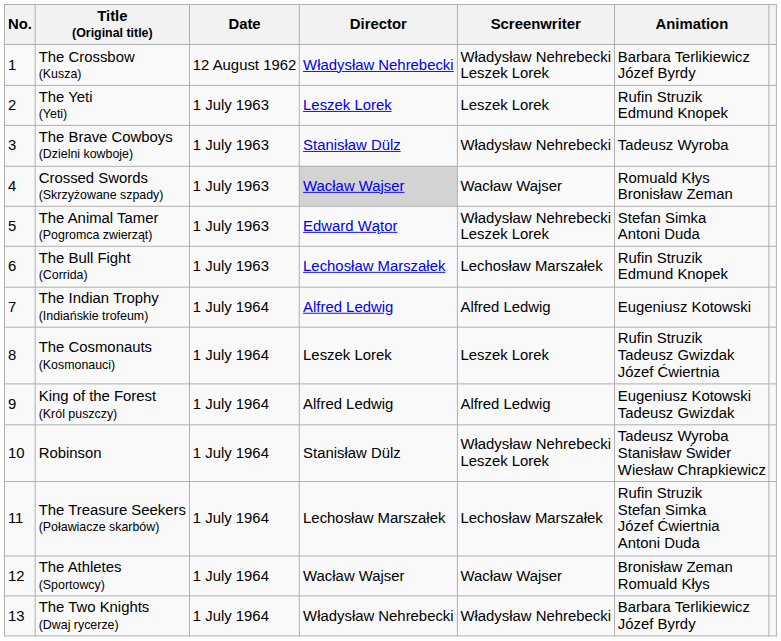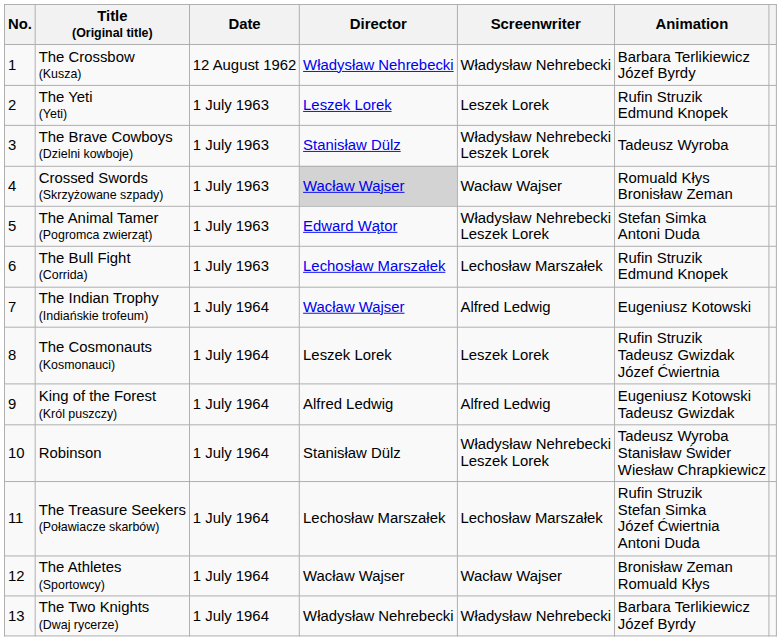(536, 65) Władysław Nehrebecki Leszek Lorek -> (536, 65) Władysław Nehrebecki
(536, 145) Władysław Nehrebecki -> (536, 145) Władysław Nehrebecki Leszek Lorek
(348, 307) Alfred Ledwig -> (354, 307) Wacław Wajser
